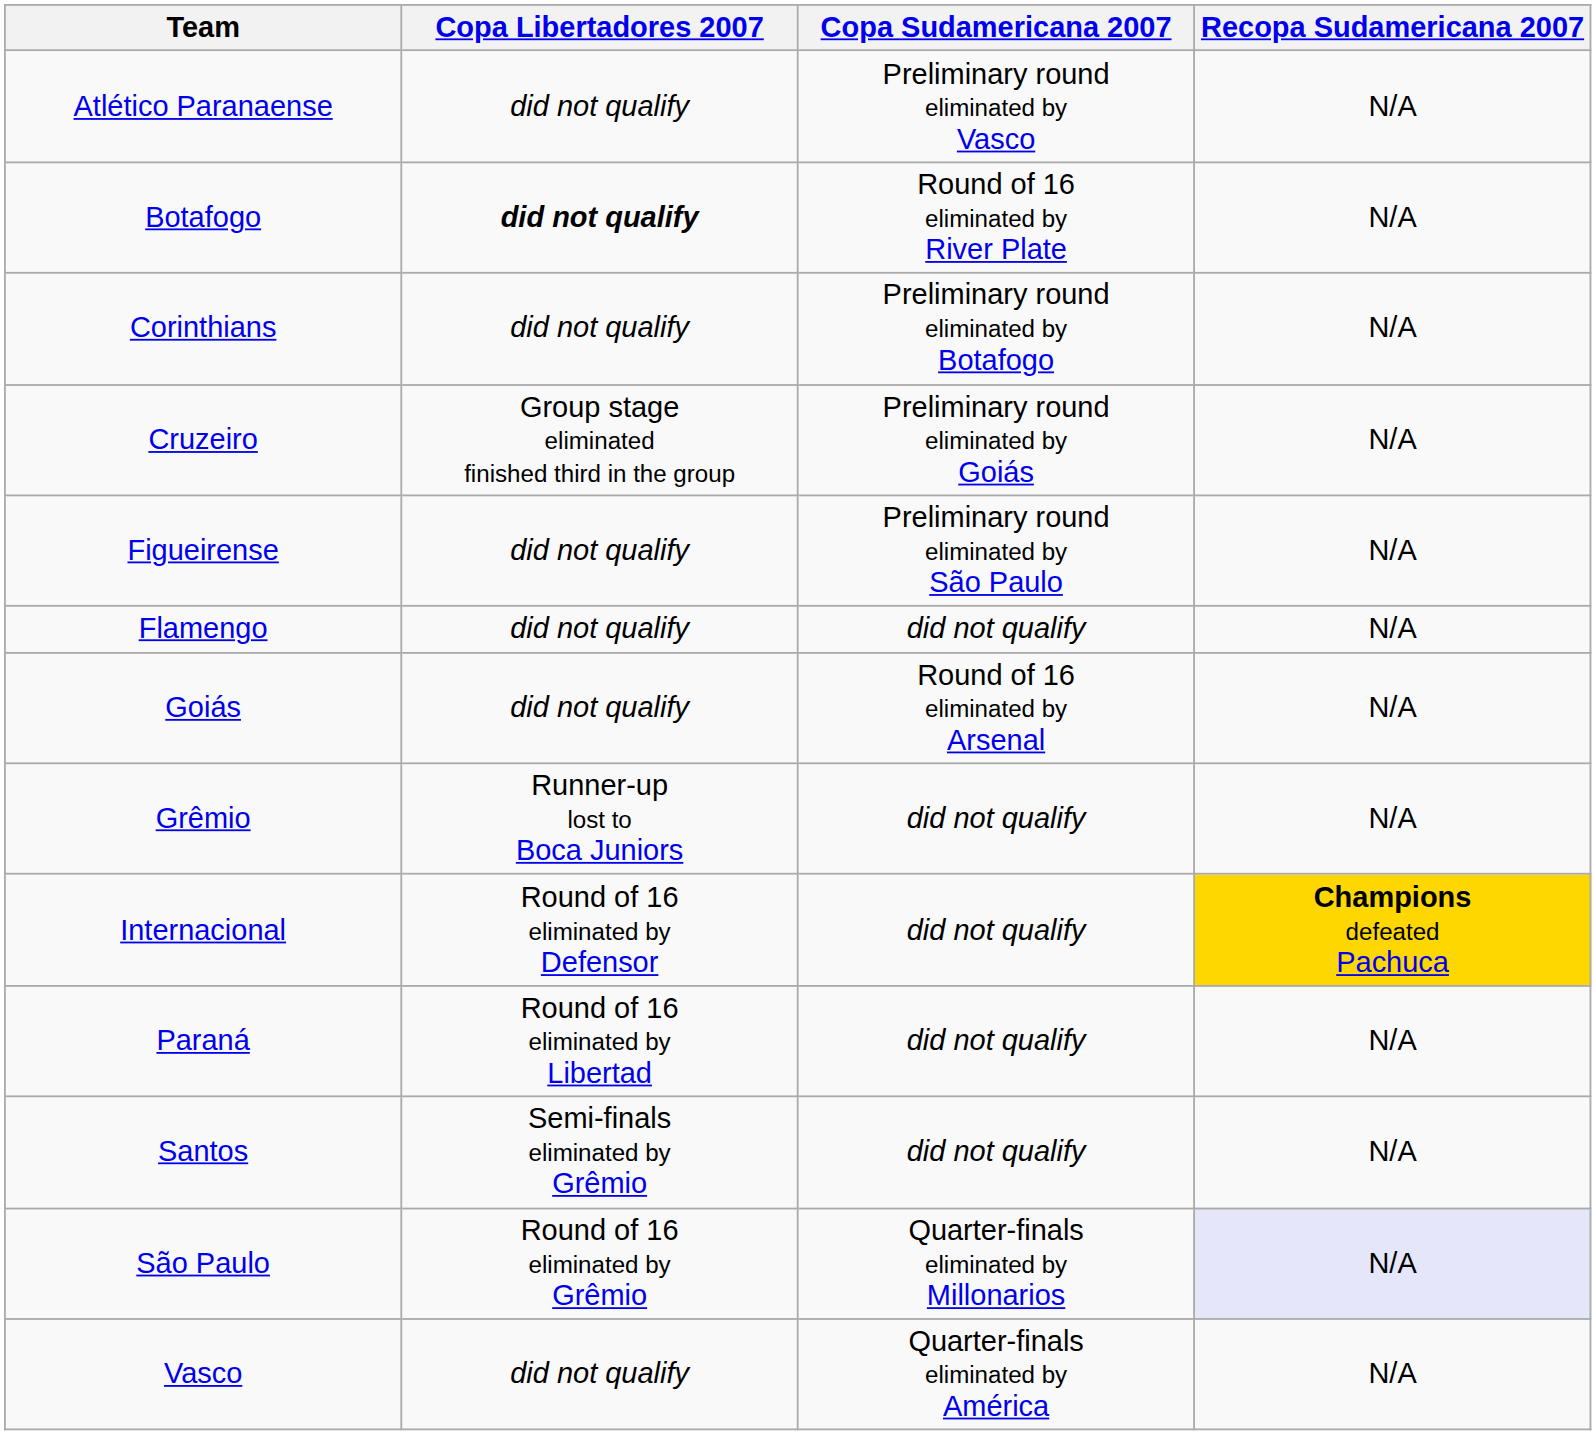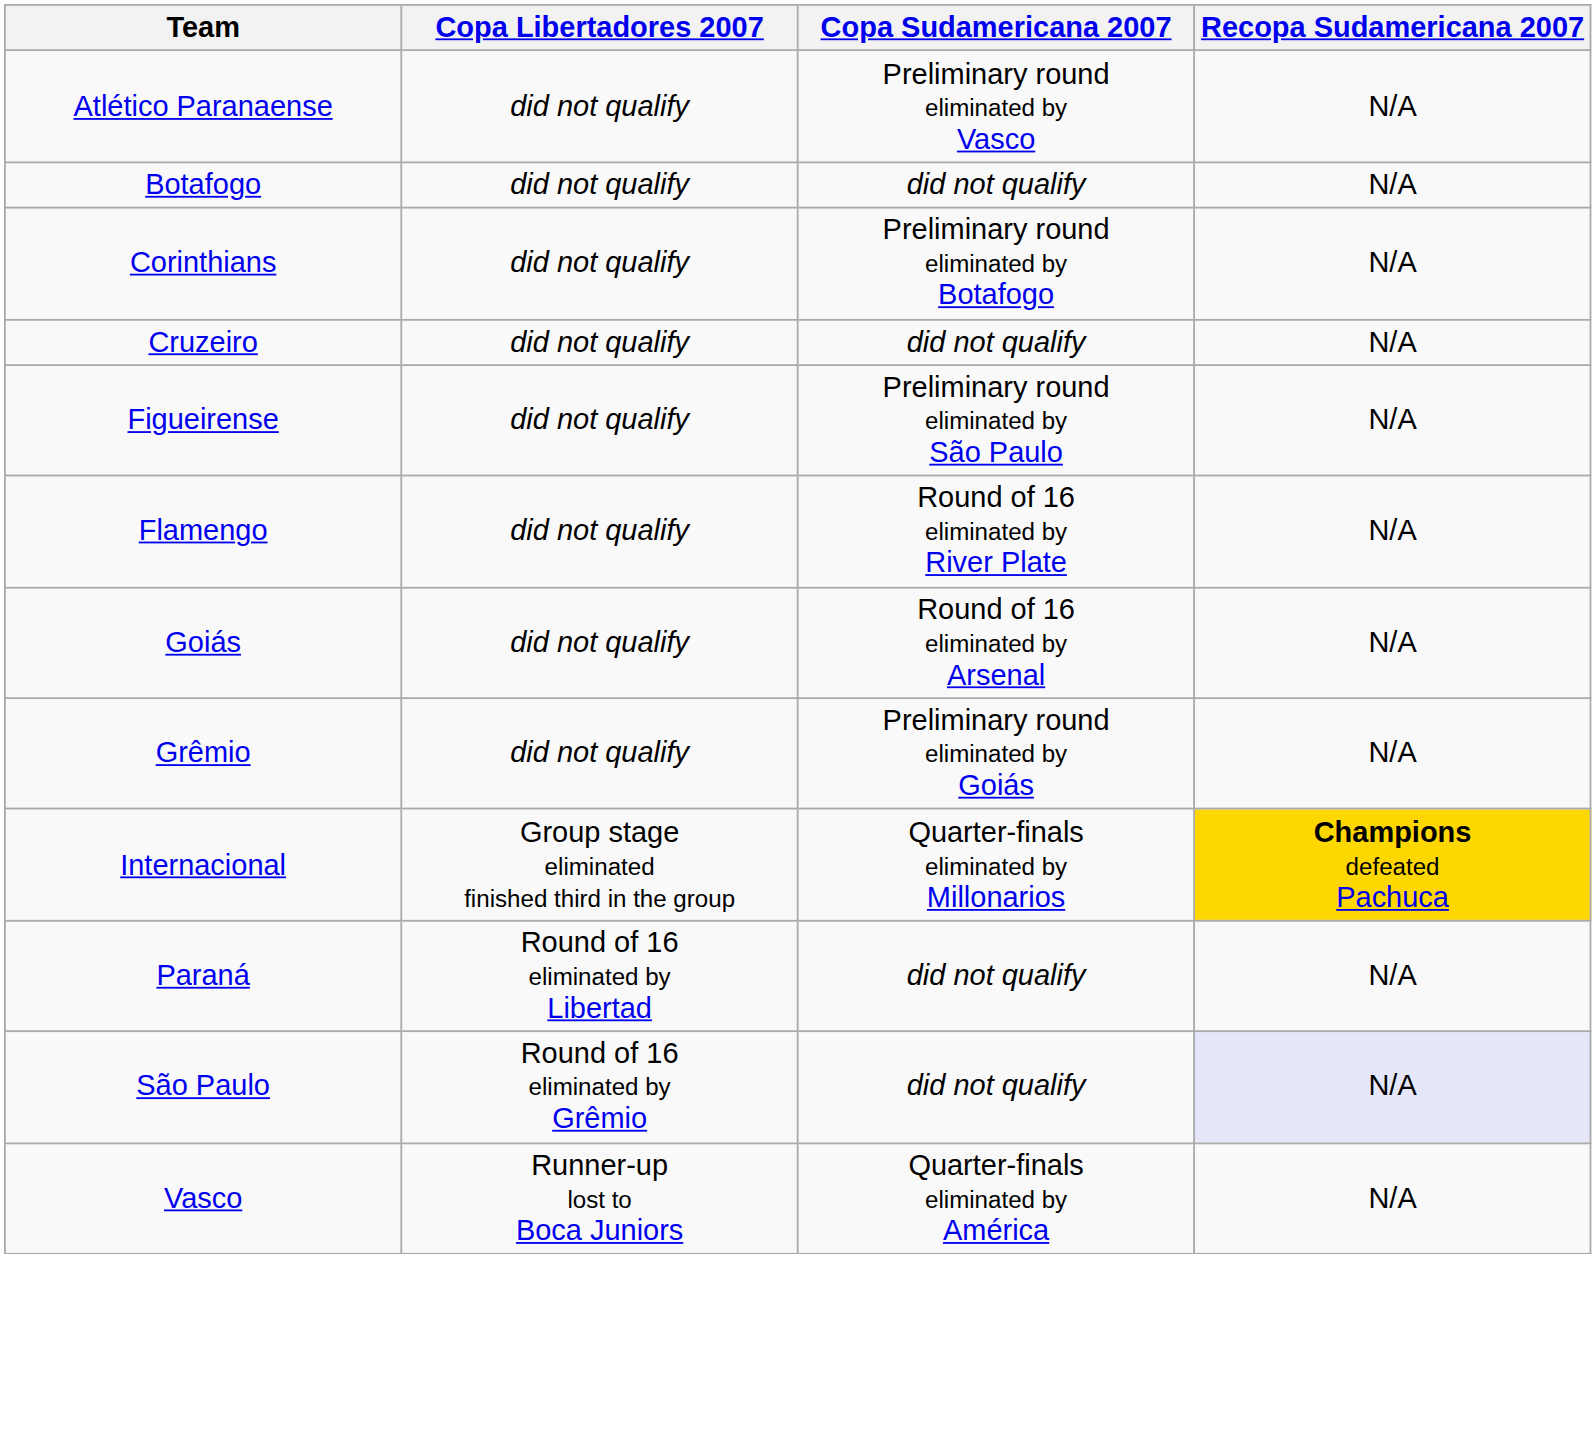(600, 217) bold -> (600, 184) normal
(996, 217) Round of 16 eliminated by River Plate -> (996, 184) did not qualify
(600, 439) Group stage eliminated finished third in the group -> (600, 341) did not qualify
(996, 439) Preliminary round eliminated by Goiás -> (996, 341) did not qualify
(996, 628) did not qualify -> (996, 531) Round of 16 eliminated by River Plate
(600, 818) Runner-up lost to Boca Juniors -> (600, 753) did not qualify
(996, 818) did not qualify -> (996, 753) Preliminary round eliminated by Goiás
(600, 929) Round of 16 eliminated by Defensor -> (600, 864) Group stage eliminated finished third in the group
(996, 929) did not qualify -> (996, 864) Quarter-finals eliminated by Millonarios
- row: (203, 1151)
(996, 1262) Quarter-finals eliminated by Millonarios -> (996, 1086) did not qualify
(600, 1373) did not qualify -> (600, 1197) Runner-up lost to Boca Juniors
